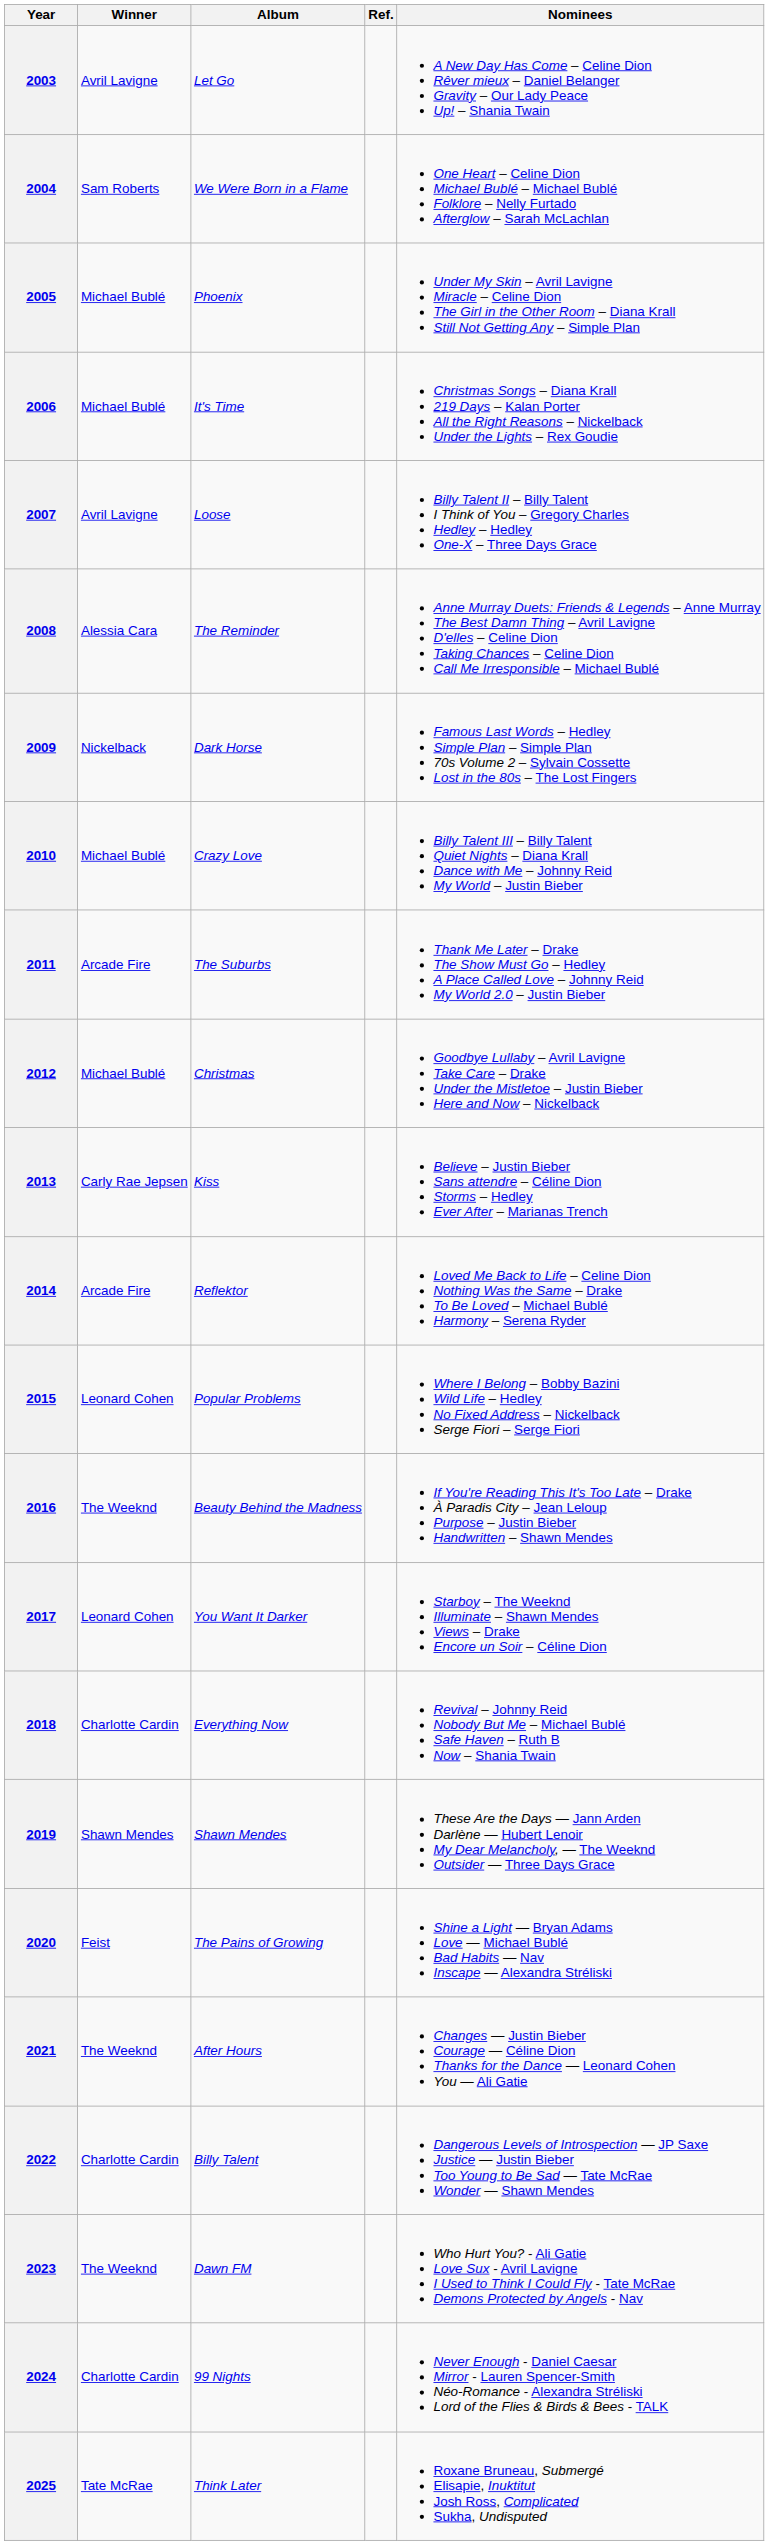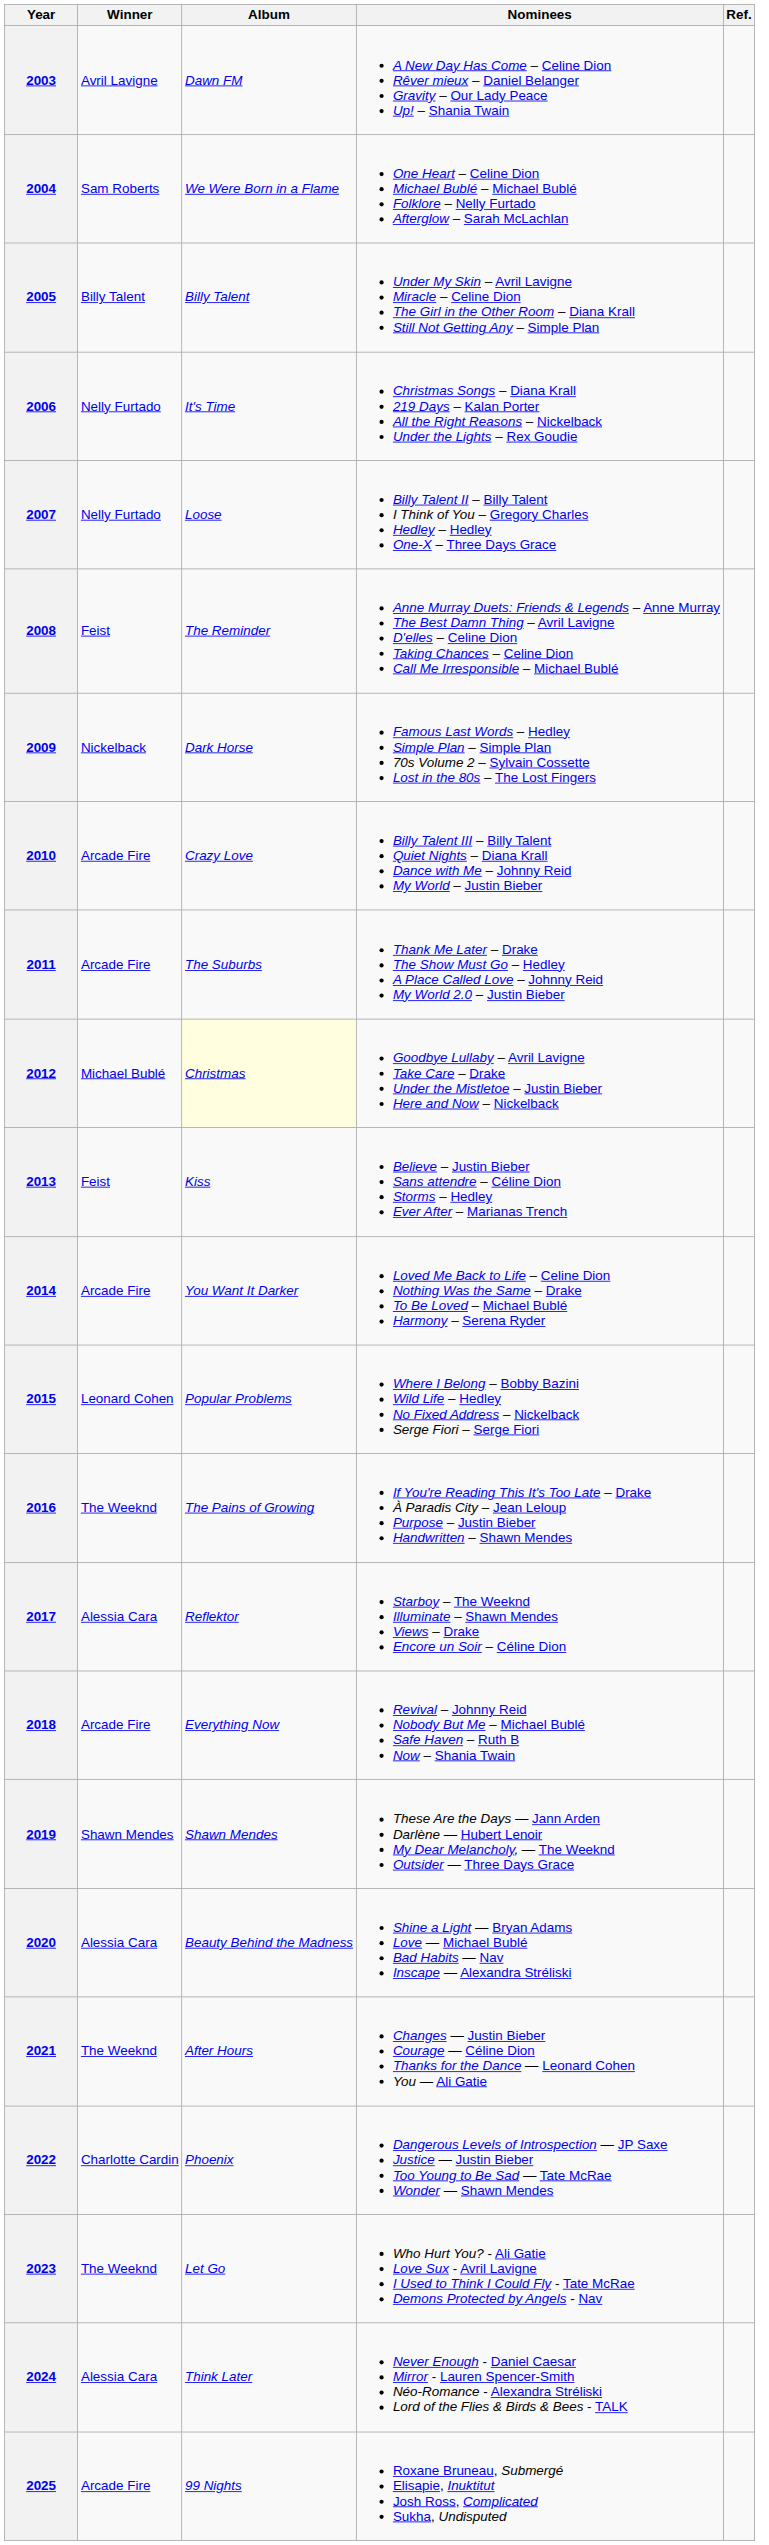columns swapped: (580, 15) <-> (381, 15)
(214, 80) Let Go -> (214, 80) Dawn FM
(123, 297) Michael Bublé -> (113, 297) Billy Talent
(218, 297) Phoenix -> (217, 297) Billy Talent
(123, 406) Michael Bublé -> (121, 406) Nelly Furtado
(119, 514) Avril Lavigne -> (121, 514) Nelly Furtado
(119, 631) Alessia Cara -> (95, 631) Feist
(123, 855) Michael Bublé -> (116, 855) Arcade Fire
(224, 1073) no background -> (215, 1073) lightyellow background
(134, 1182) Carly Rae Jepsen -> (95, 1182) Feist
(221, 1290) Reflektor -> (242, 1290) You Want It Darker
(278, 1508) Beauty Behind the Madness -> (250, 1508) The Pains of Growing
(127, 1616) Leonard Cohen -> (119, 1616) Alessia Cara
(251, 1616) You Want It Darker -> (212, 1616) Reflektor
(130, 1725) Charlotte Cardin -> (116, 1725) Arcade Fire
(95, 1942) Feist -> (119, 1942) Alessia Cara
(259, 1942) The Pains of Growing -> (269, 1942) Beauty Behind the Madness
(226, 2160) Billy Talent -> (209, 2160) Phoenix
(223, 2268) Dawn FM -> (205, 2268) Let Go
(130, 2377) Charlotte Cardin -> (119, 2377) Alessia Cara
(222, 2377) 99 Nights -> (219, 2377) Think Later
(117, 2486) Tate McRae -> (116, 2486) Arcade Fire
(228, 2486) Think Later -> (213, 2486) 99 Nights
